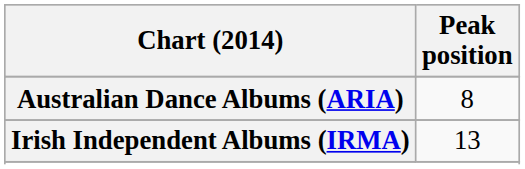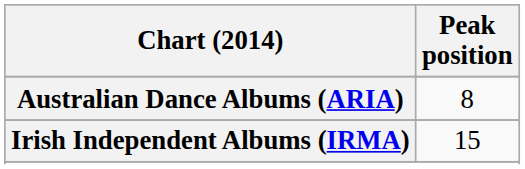(467, 140) 13 -> (467, 140) 15
